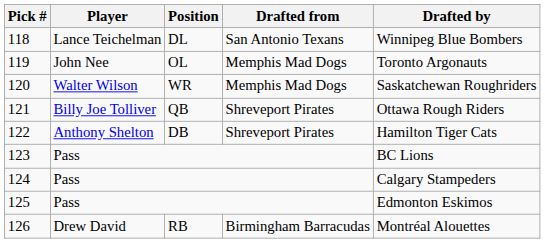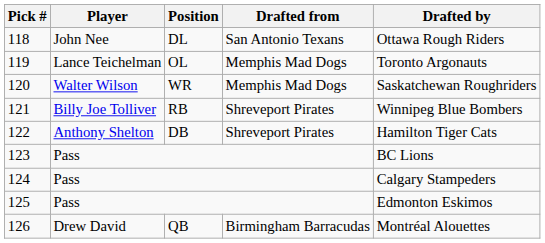(107, 39) Lance Teichelman -> (81, 39) John Nee
(450, 39) Winnipeg Blue Bombers -> (440, 39) Ottawa Rough Riders
(81, 62) John Nee -> (107, 62) Lance Teichelman
(178, 109) QB -> (178, 109) RB
(440, 109) Ottawa Rough Riders -> (450, 109) Winnipeg Blue Bombers
(178, 226) RB -> (178, 226) QB
